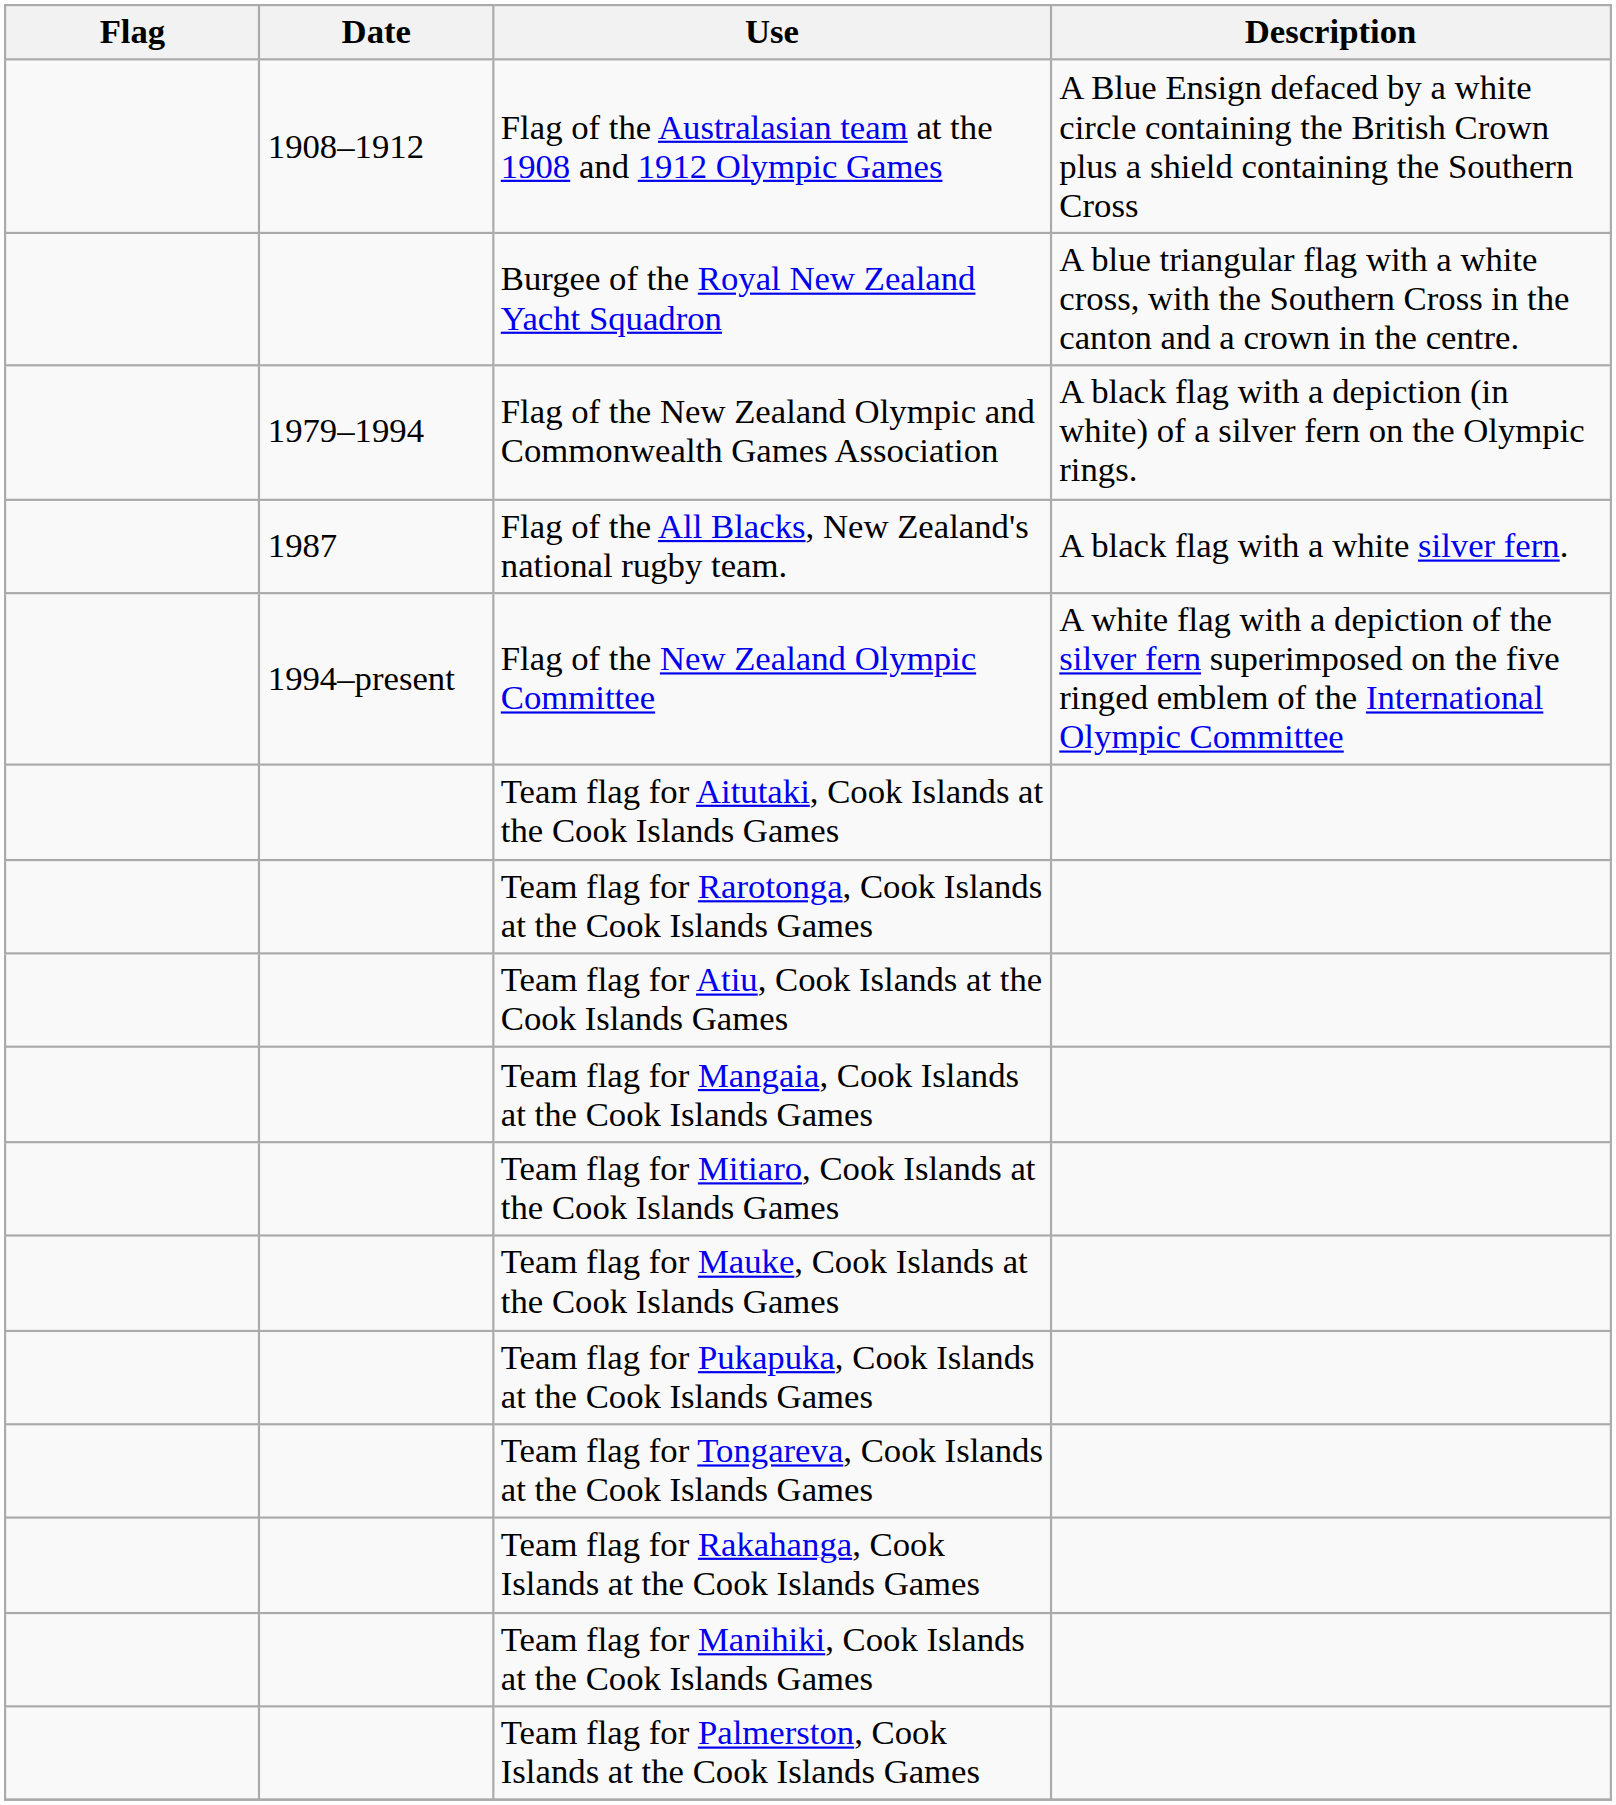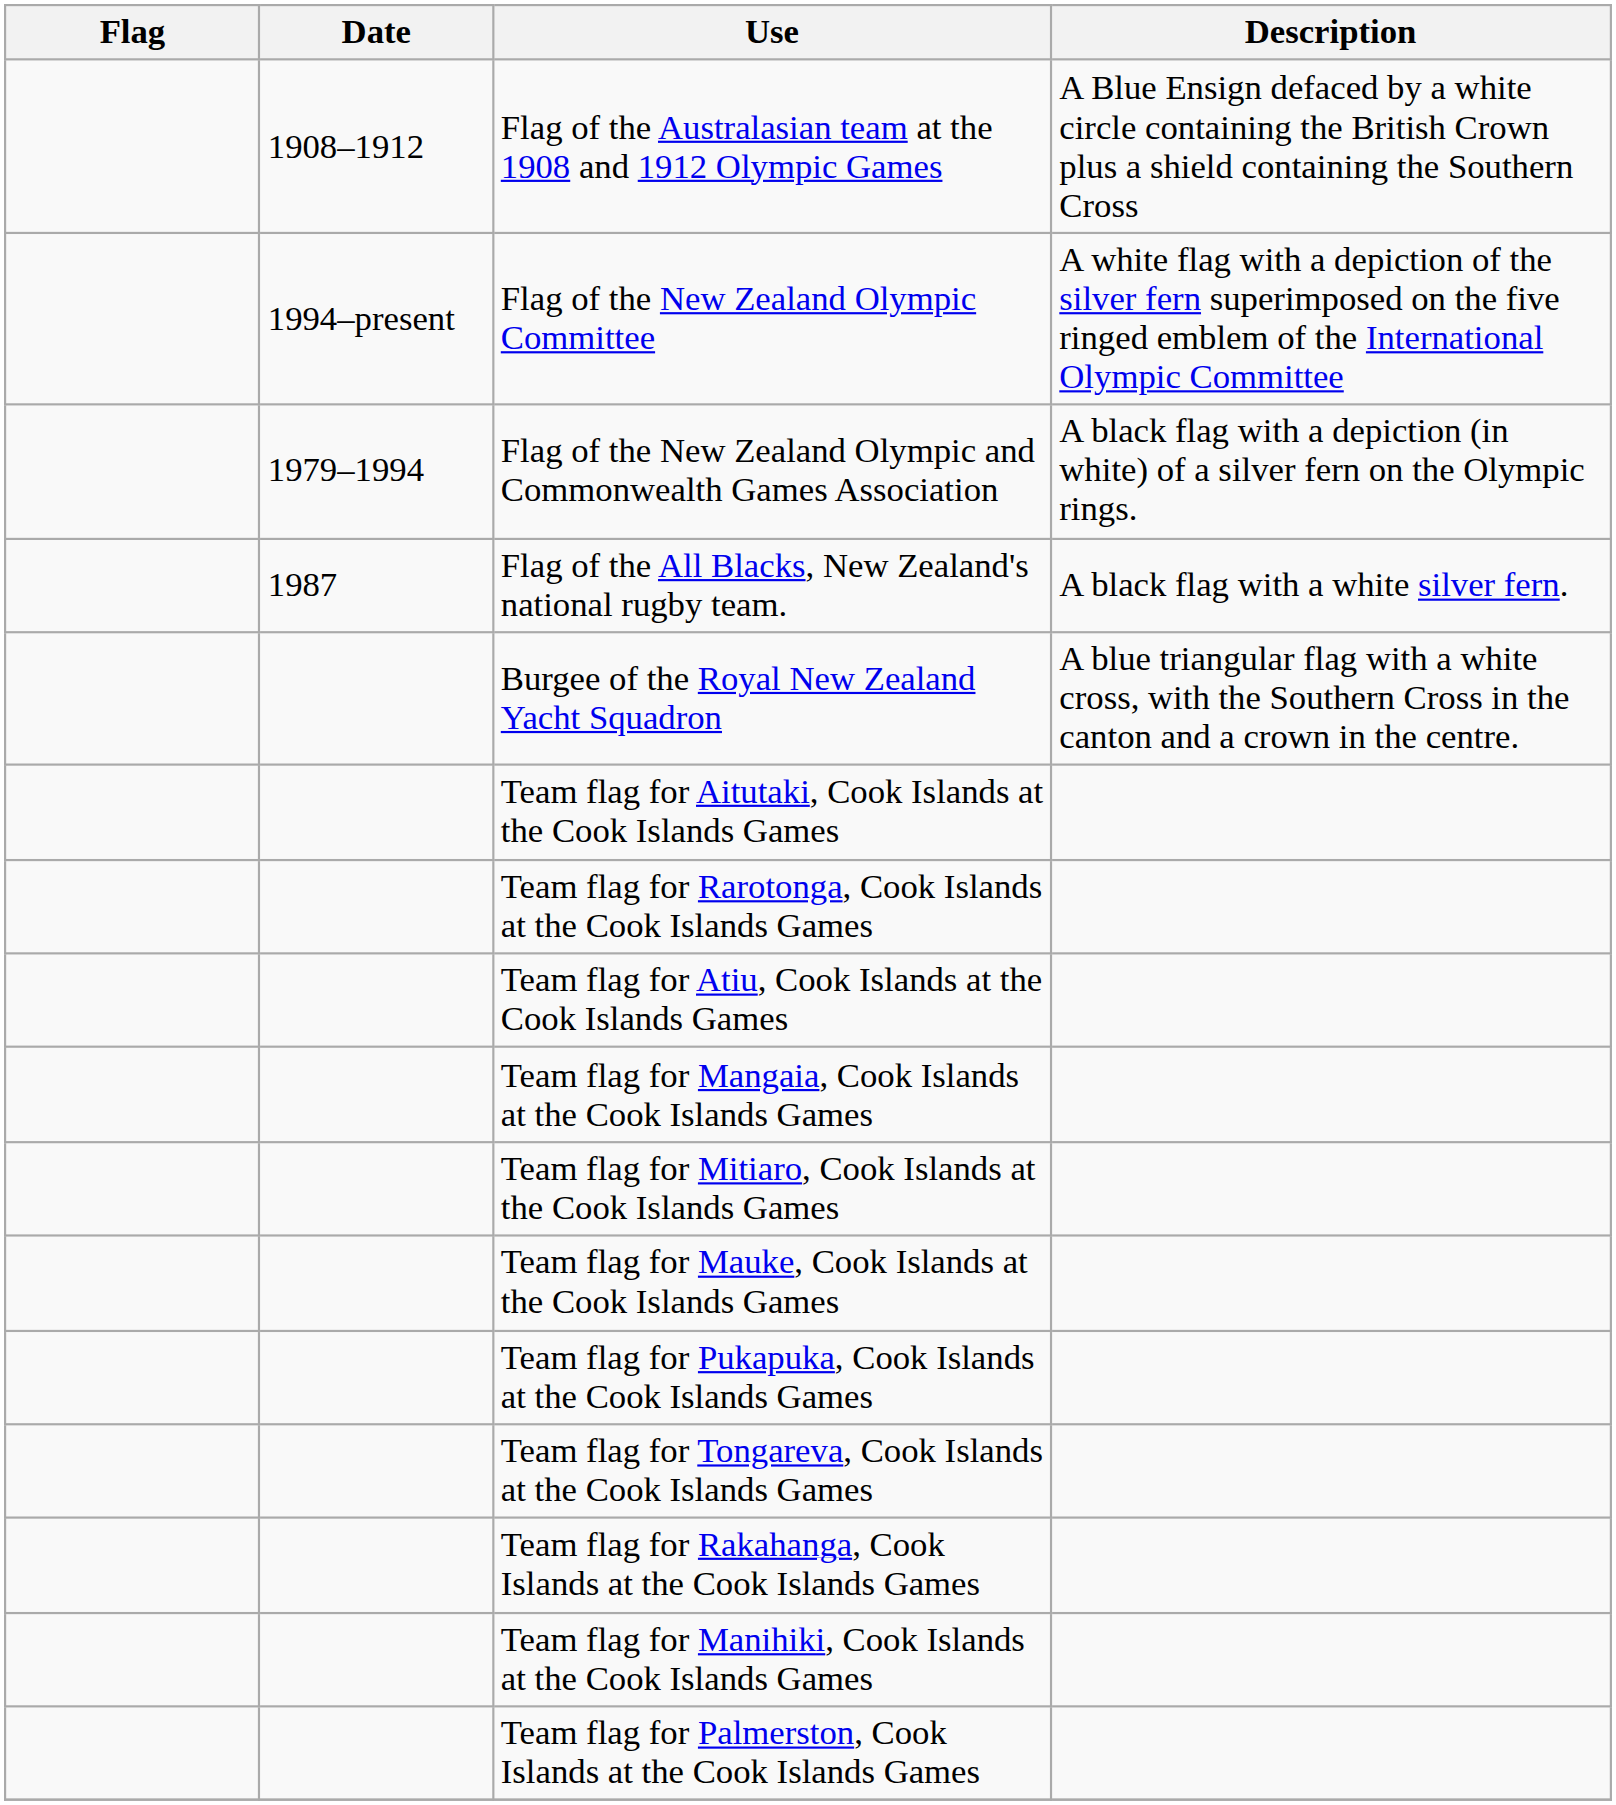rows swapped: (738, 678) <-> (738, 298)
